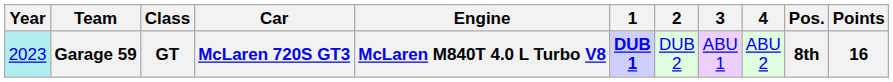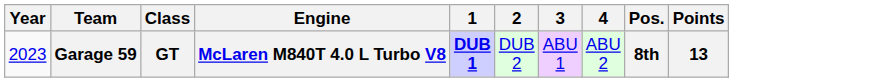- column: (274, 18)
(28, 54) paleturquoise background -> (28, 54) no background
(859, 54) 16 -> (699, 54) 13
